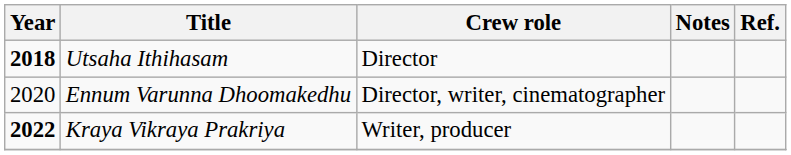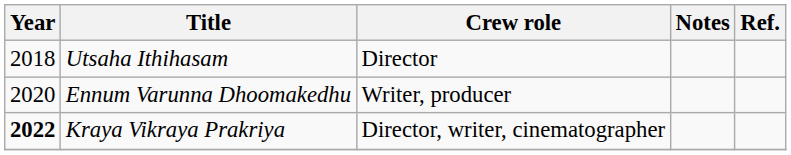(33, 58) bold -> (33, 58) normal
(513, 94) Director, writer, cinematographer -> (436, 94) Writer, producer
(436, 130) Writer, producer -> (513, 130) Director, writer, cinematographer
